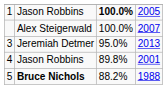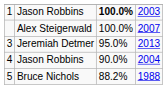(149, 12) 2005 -> (149, 12) 2003
(113, 60) 89.8% -> (113, 60) 90.0%
(149, 60) 2001 -> (149, 60) 2004
(51, 76) bold -> (48, 76) normal
